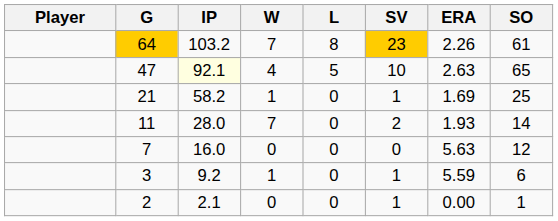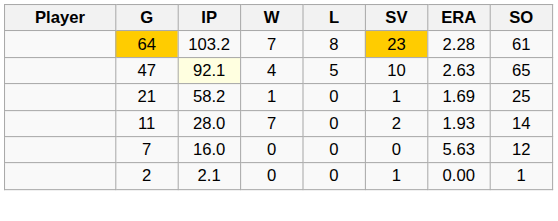(459, 44) 2.26 -> (459, 44) 2.28
- row: (147, 176)
